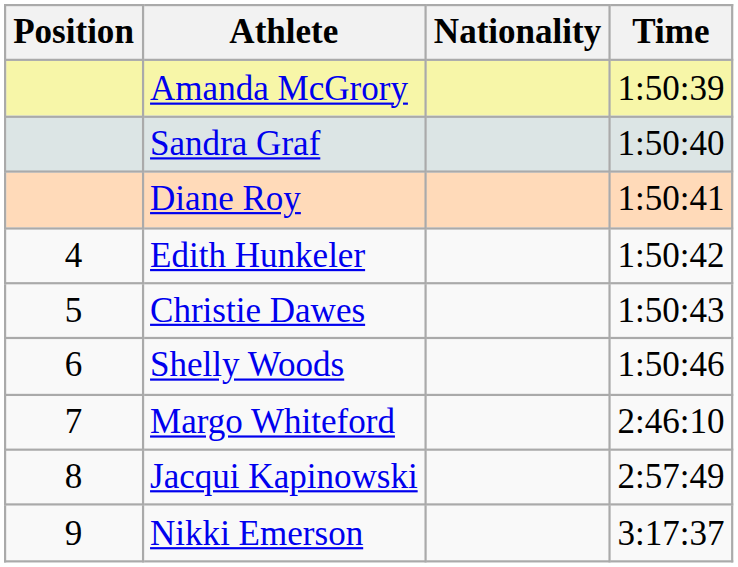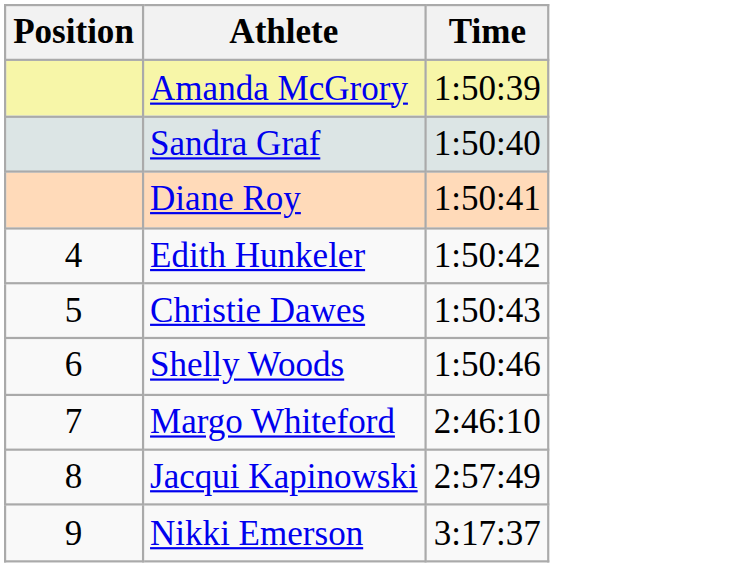- column: (518, 32)
